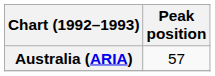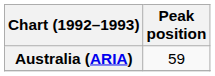(176, 58) 57 -> (176, 58) 59
